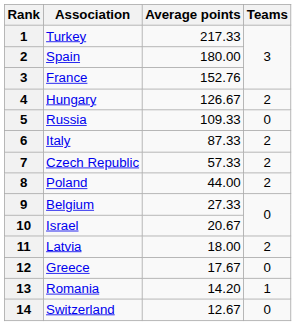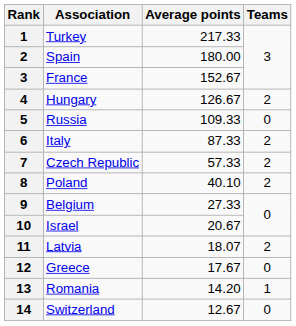(220, 78) 152.76 -> (220, 78) 152.67
(224, 183) 44.00 -> (224, 183) 40.10
(224, 246) 18.00 -> (224, 246) 18.07
